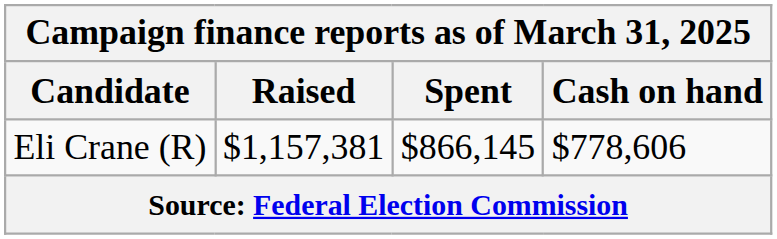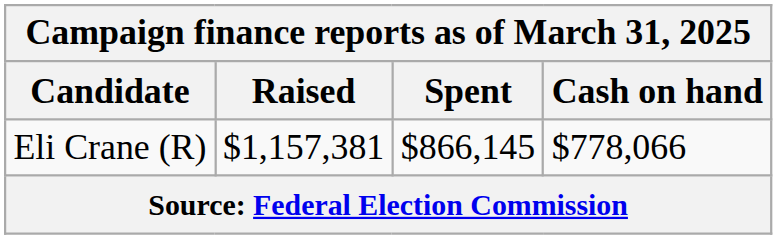(619, 146) $778,606 -> (619, 146) $778,066
